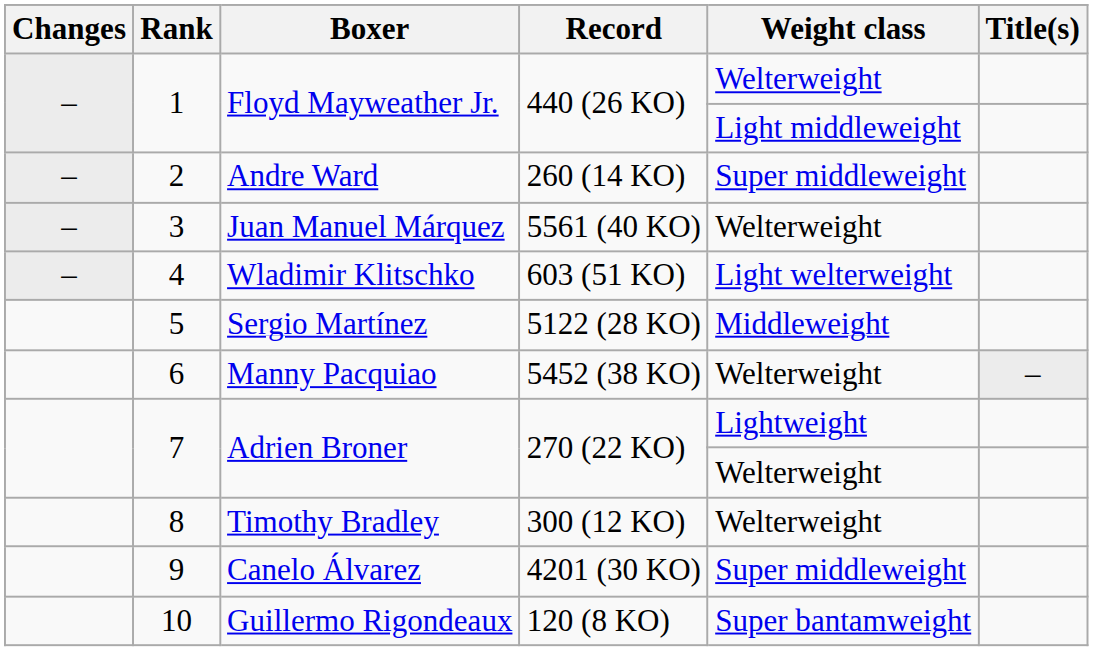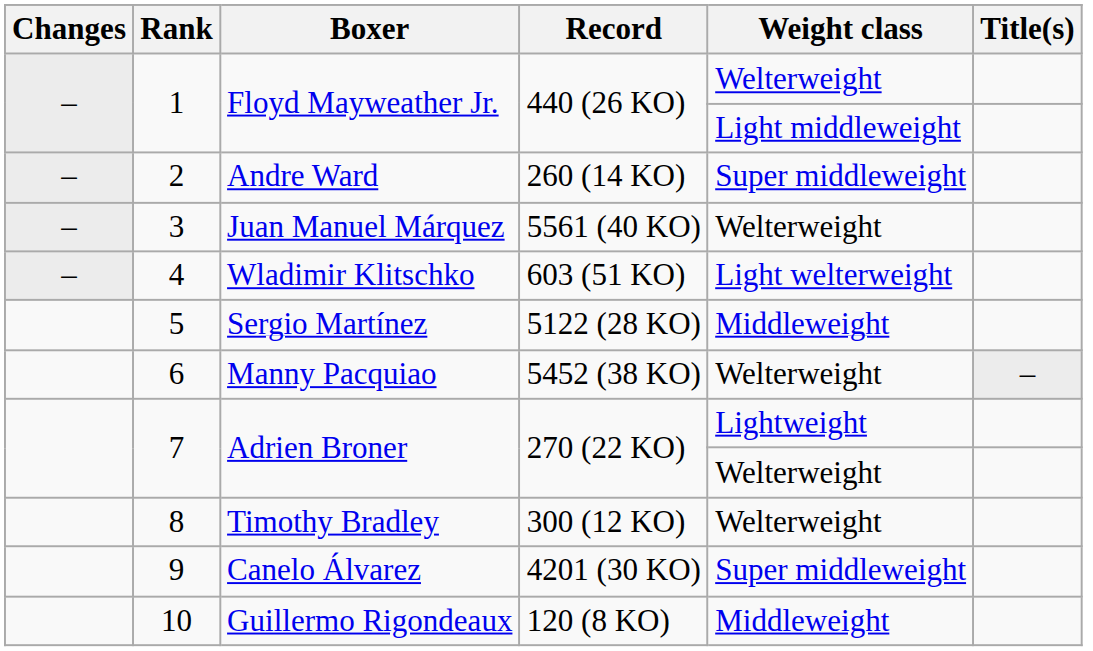(843, 619) Super bantamweight -> (802, 619) Middleweight
